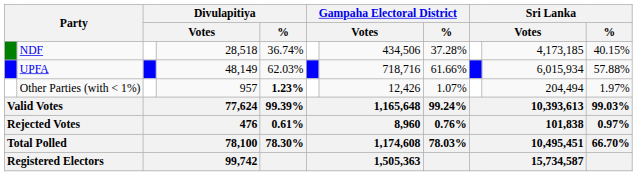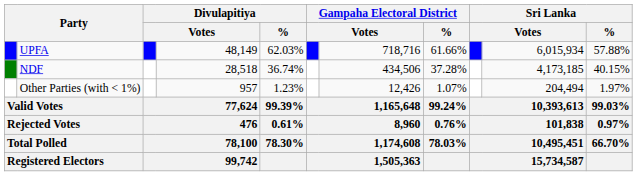rows swapped: (34, 69) <-> (31, 50)
(288, 87) bold -> (288, 87) normal
